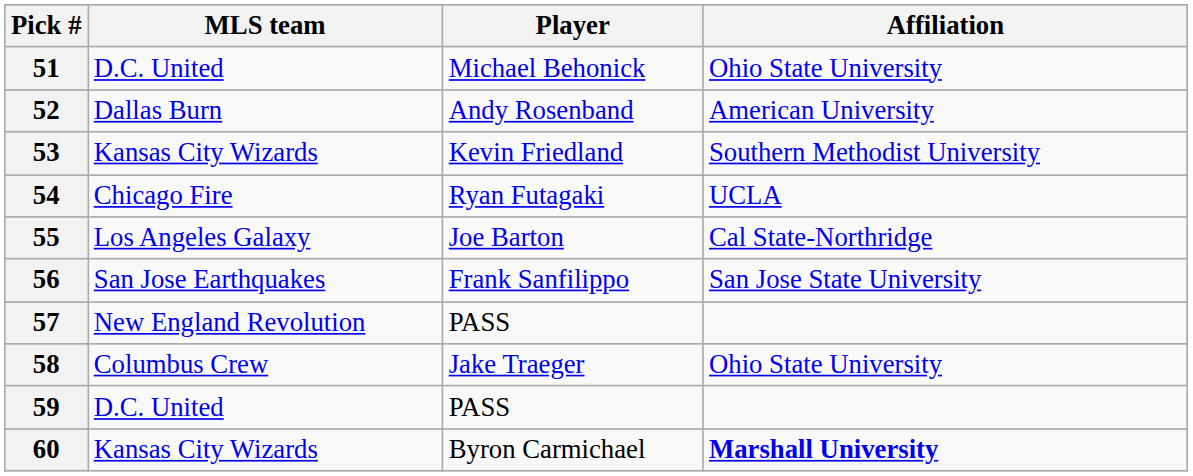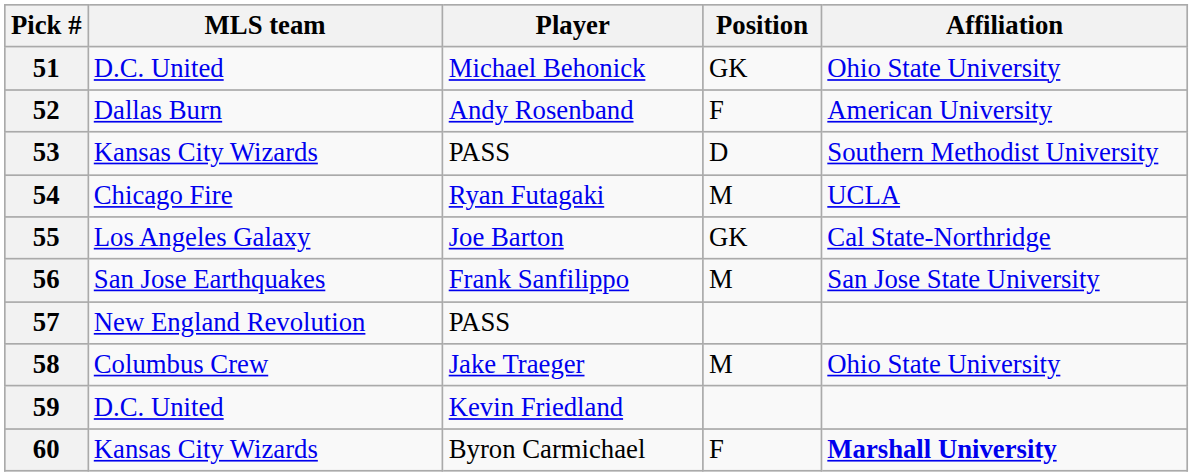+ column: (762, 25)
(536, 152) Kevin Friedland -> (479, 152) PASS
(479, 407) PASS -> (536, 407) Kevin Friedland
